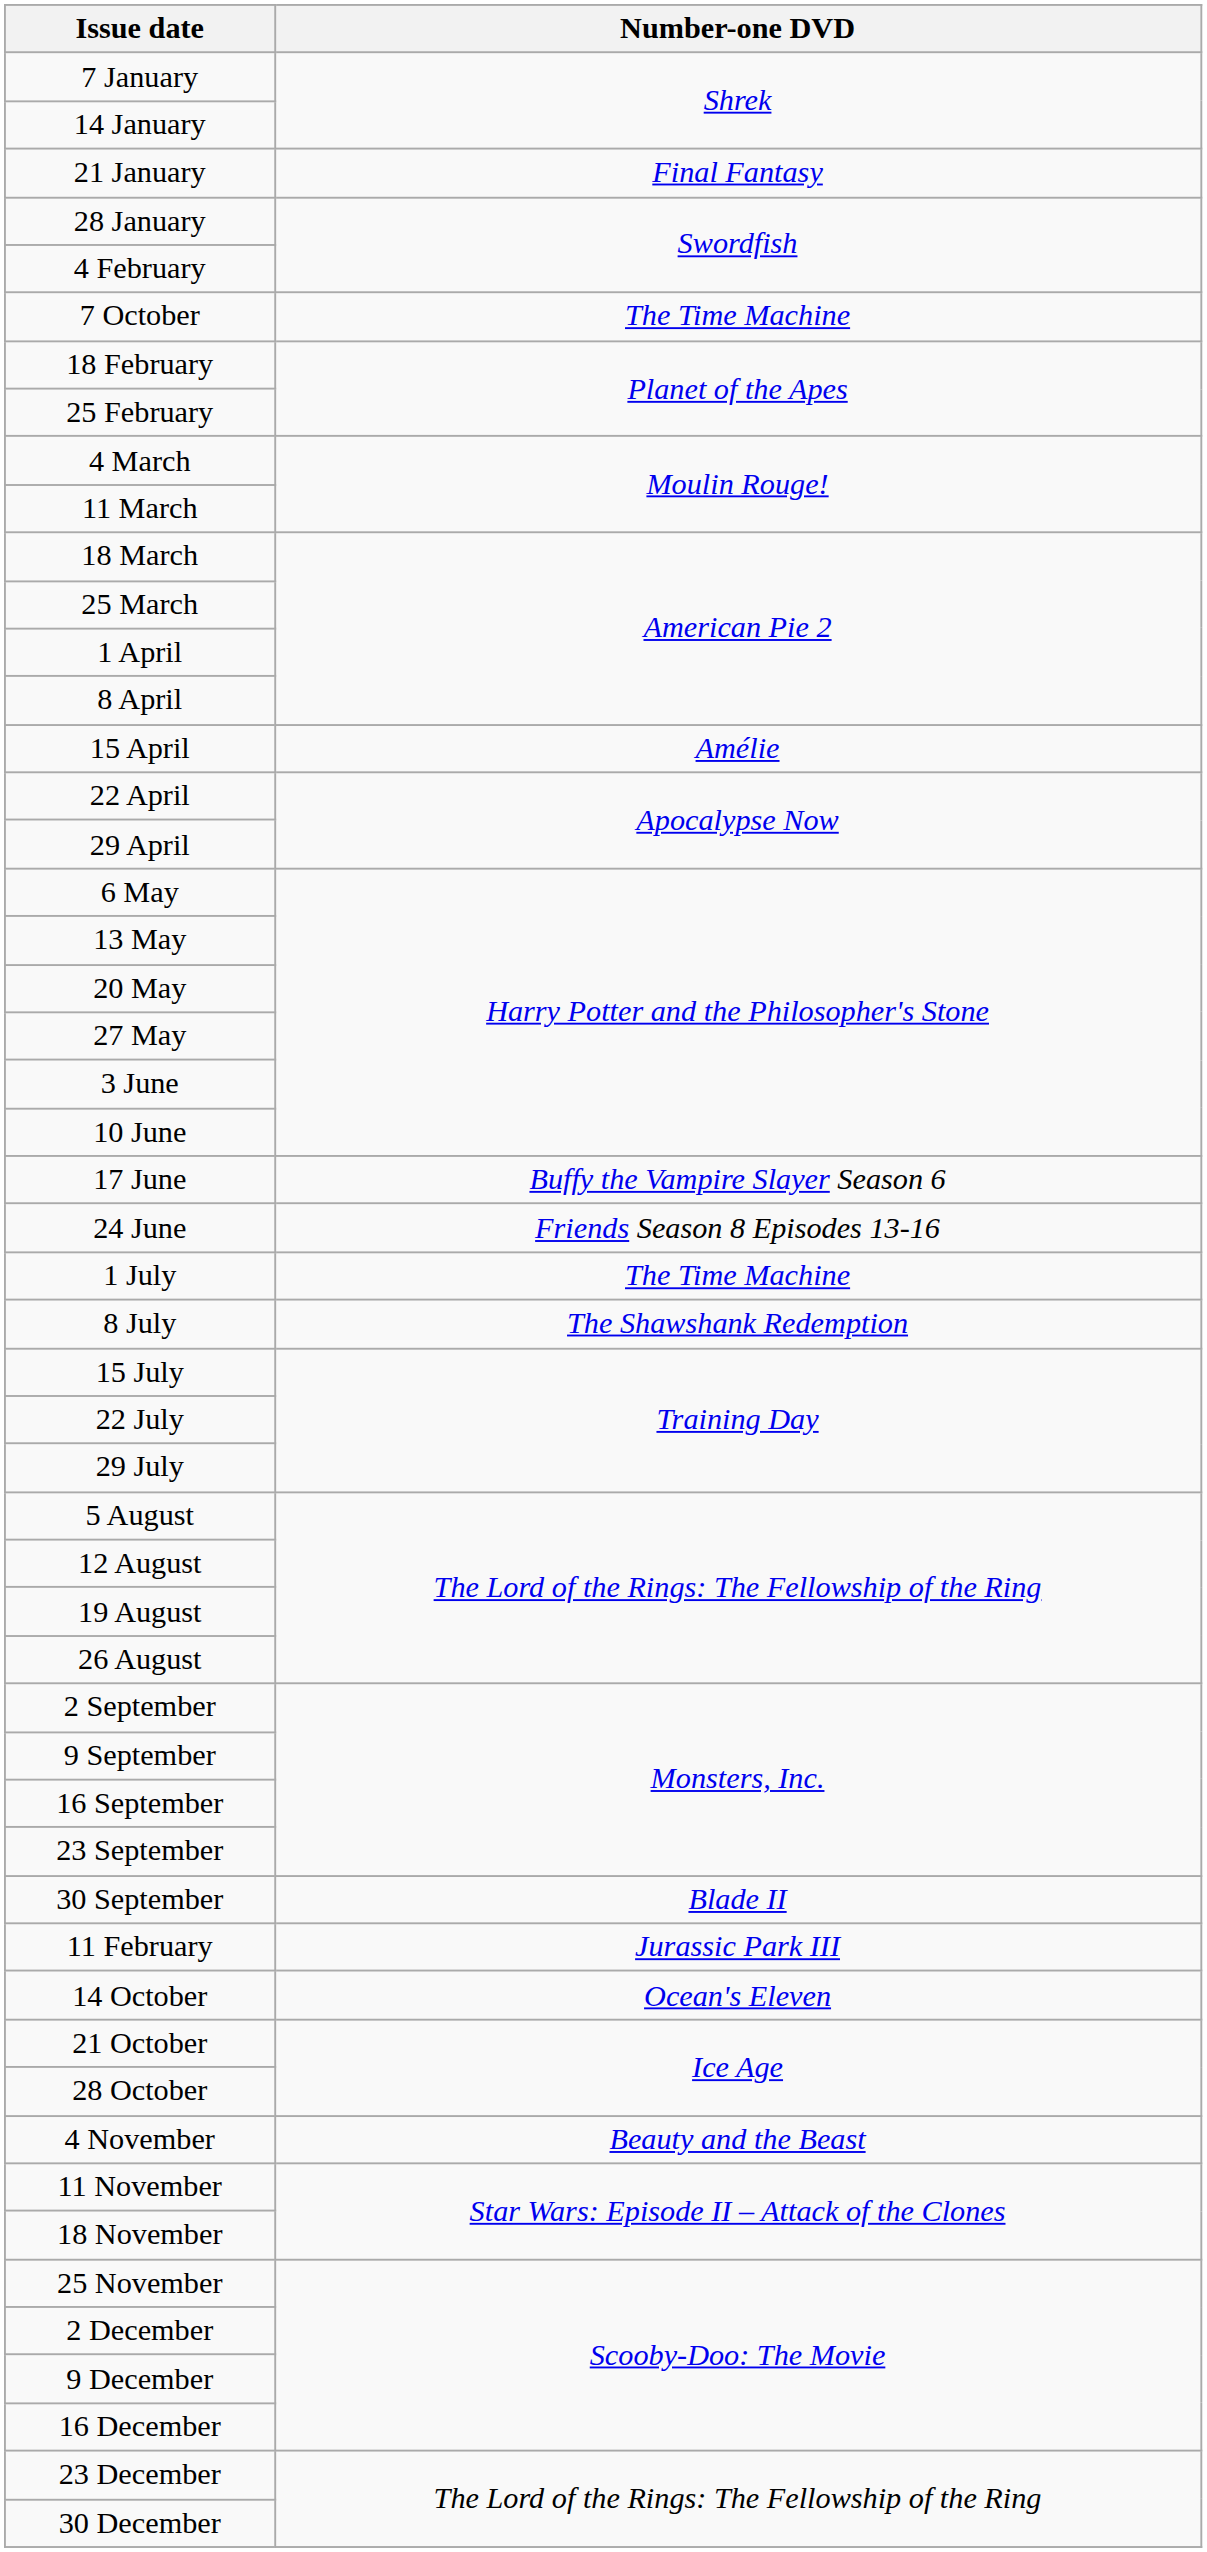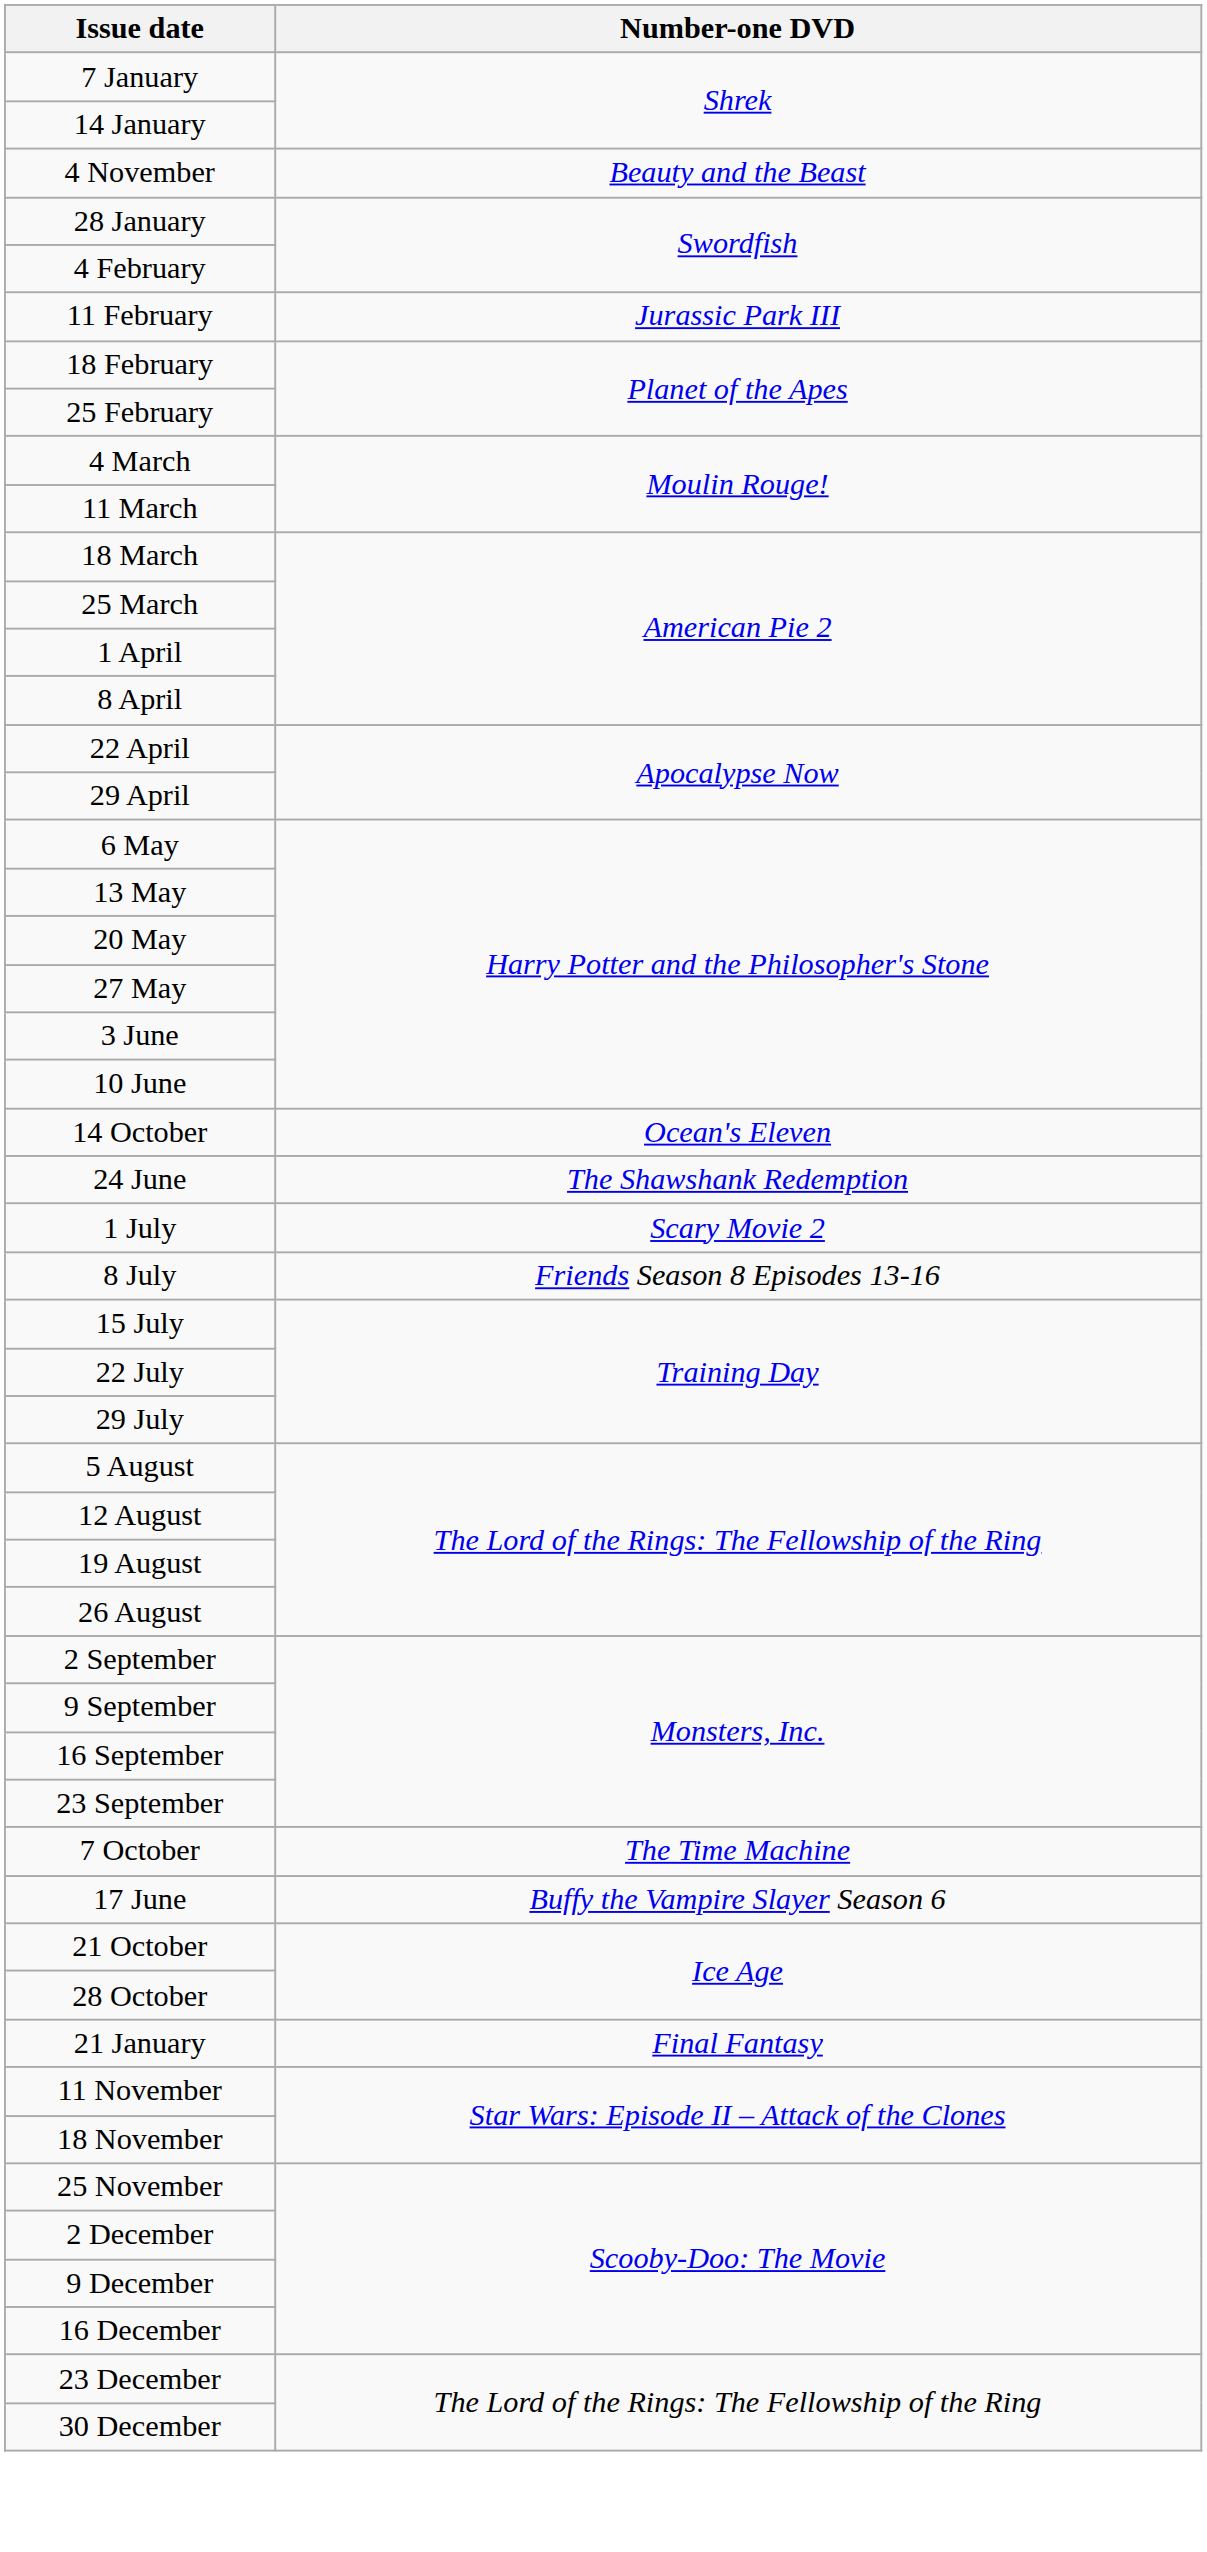rows swapped: (140, 172) <-> (140, 2138)
rows swapped: (140, 1946) <-> (140, 316)
- row: (140, 747)
rows swapped: (140, 1179) <-> (140, 1994)
(738, 1227) Friends Season 8 Episodes 13-16 -> (738, 1179) The Shawshank Redemption
(738, 1275) The Time Machine -> (738, 1227) Scary Movie 2
(738, 1323) The Shawshank Redemption -> (738, 1275) Friends Season 8 Episodes 13-16
- row: (140, 1898)
